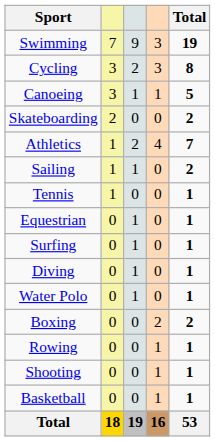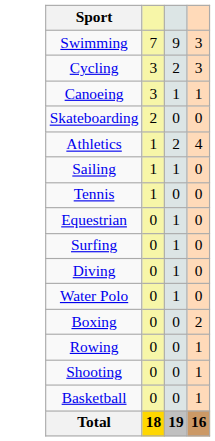- column: (190, 17)
